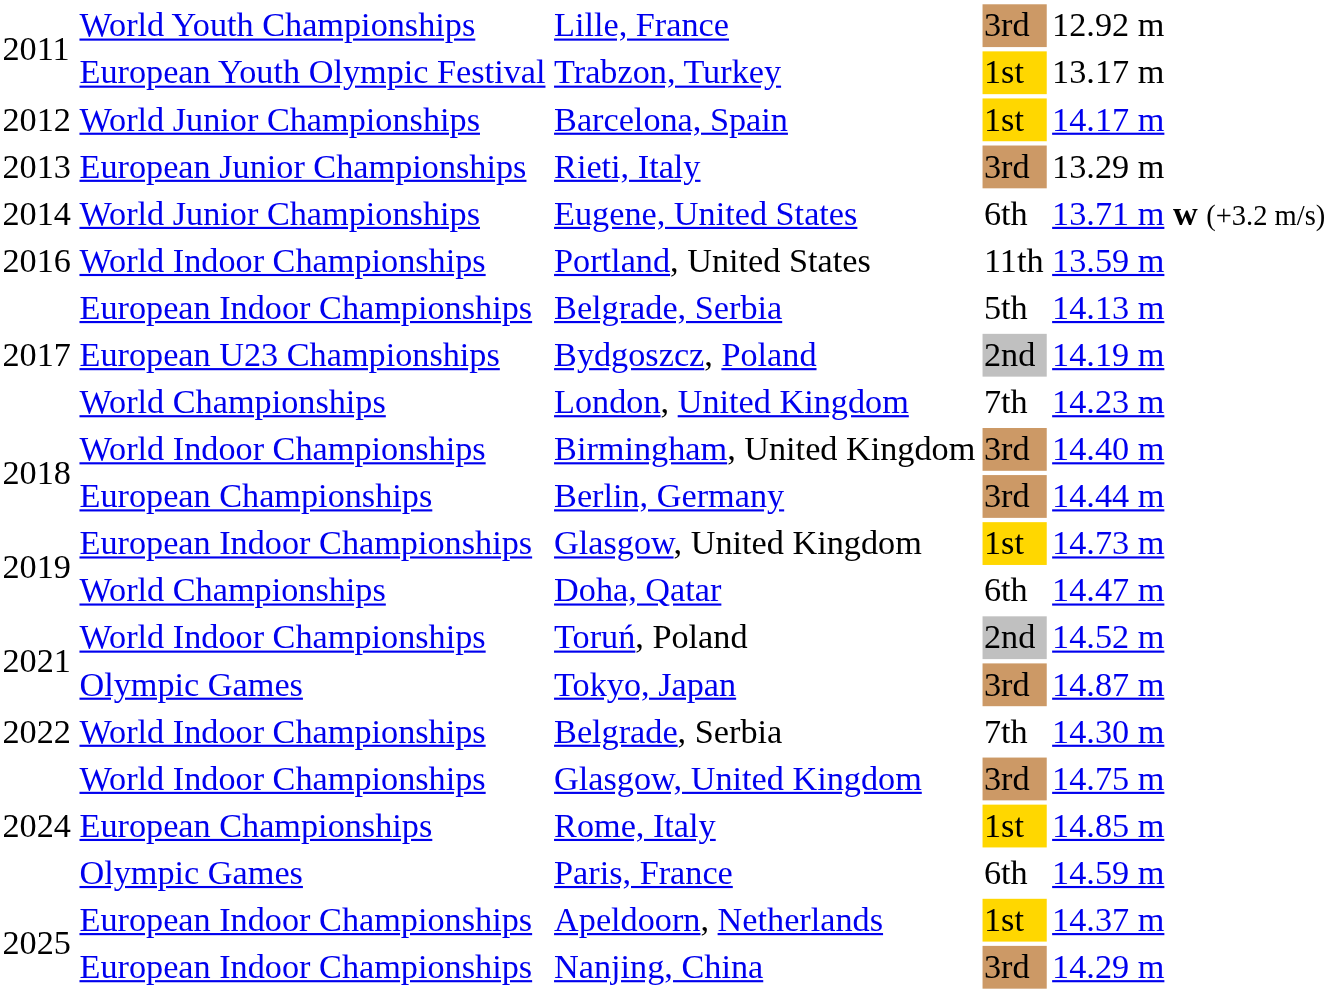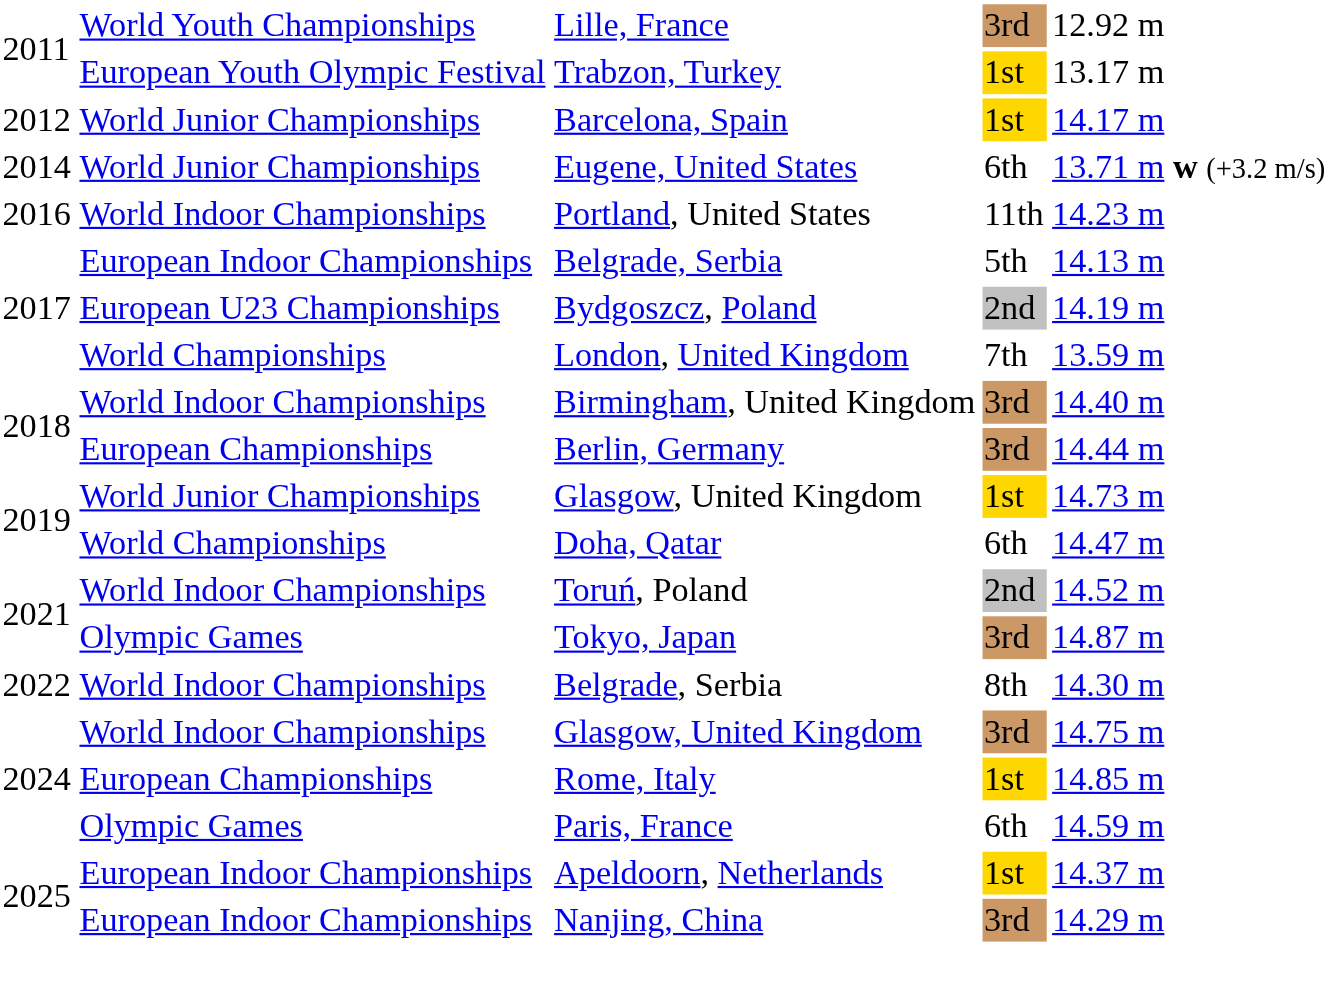- row: (37, 166)
(1108, 260) 13.59 m -> (1108, 213) 14.23 m
(1108, 401) 14.23 m -> (1108, 354) 13.59 m
(306, 542) European Indoor Championships -> (280, 495) World Junior Championships
(1006, 731) 7th -> (1006, 684) 8th
